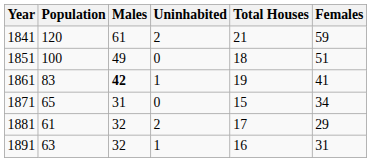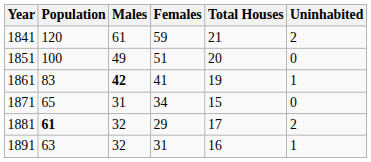columns swapped: (339, 15) <-> (190, 15)
(240, 59) 18 -> (215, 59) 20
(48, 124) normal -> (48, 124) bold
